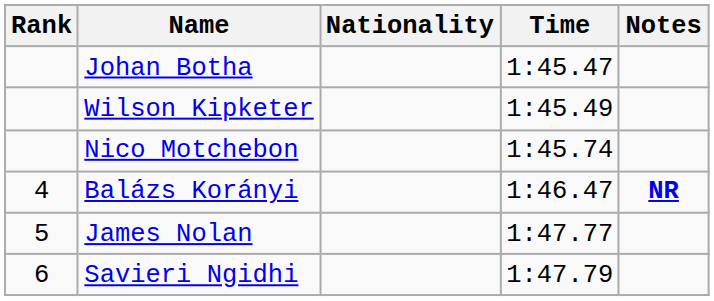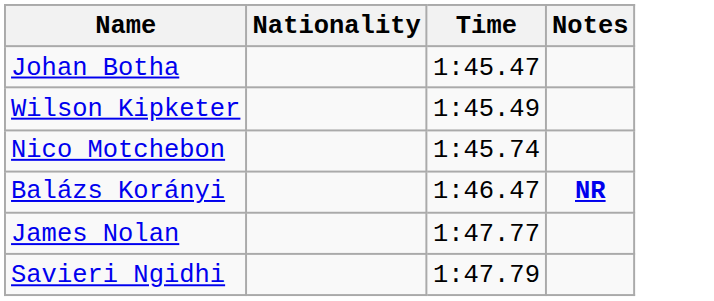- column: (42, 26)
